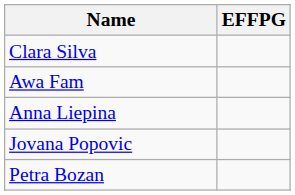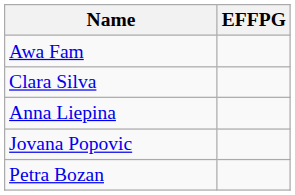rows swapped: (46, 81) <-> (53, 50)
